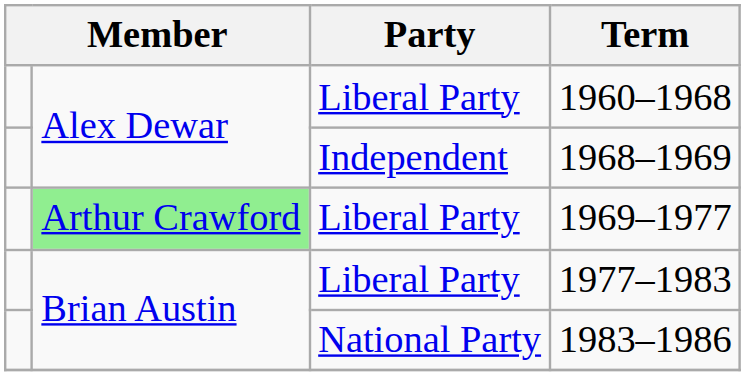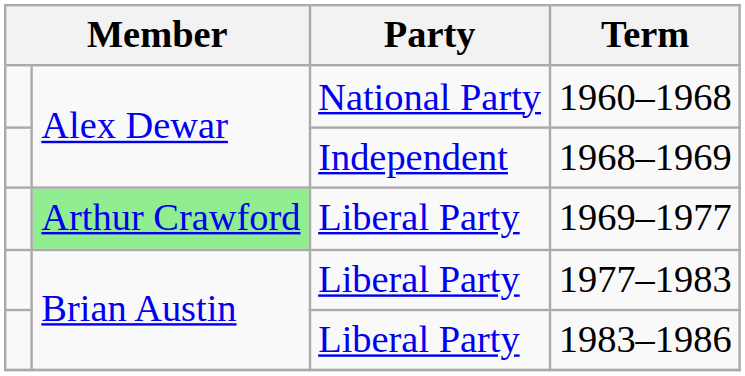(419, 95) Liberal Party -> (430, 95) National Party
(430, 339) National Party -> (419, 339) Liberal Party
